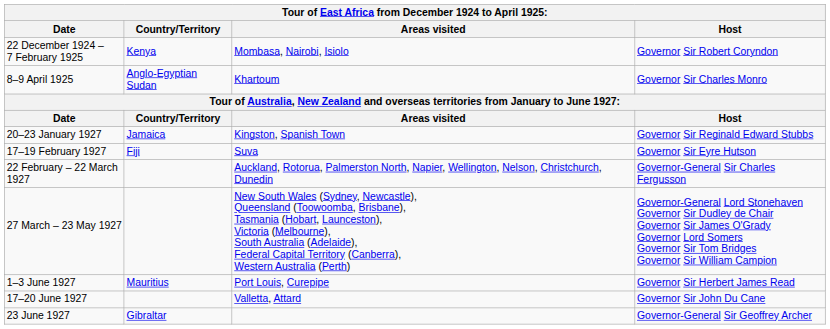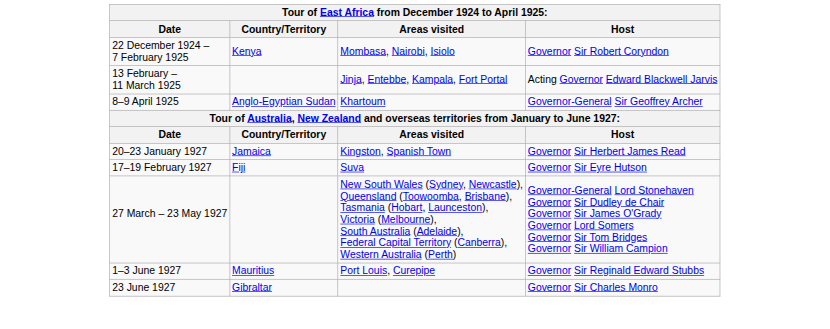+ row: (146, 79)
(702, 79) Governor Sir Charles Monro -> (615, 102) Governor-General Sir Geoffrey Archer
(725, 135) Governor Sir Reginald Edward Stubbs -> (607, 151) Governor Sir Herbert James Read
- row: (62, 173)
(716, 282) Governor Sir Herbert James Read -> (616, 271) Governor Sir Reginald Edward Stubbs
- row: (47, 299)
(724, 315) Governor-General Sir Geoffrey Archer -> (593, 287) Governor Sir Charles Monro
